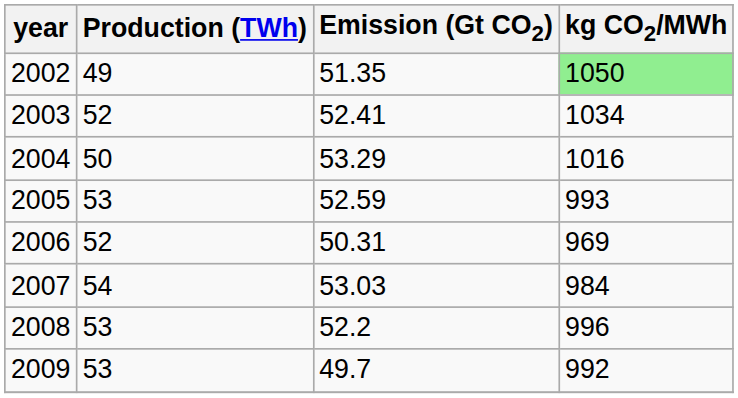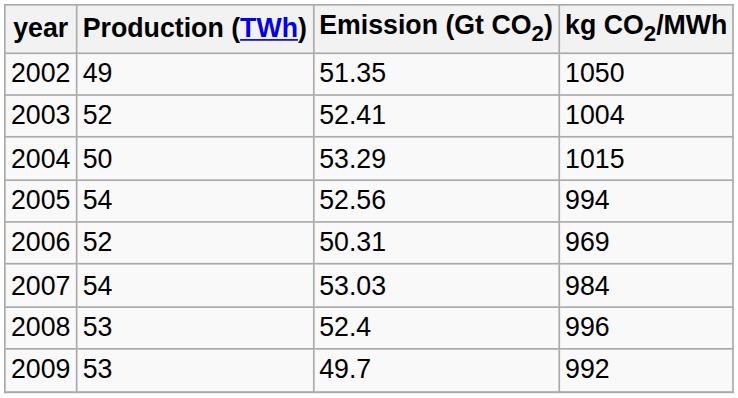(595, 73) lightgreen background -> (595, 73) no background
(595, 115) 1034 -> (595, 115) 1004
(595, 158) 1016 -> (595, 158) 1015
(98, 200) 53 -> (98, 200) 54
(353, 200) 52.59 -> (353, 200) 52.56
(587, 200) 993 -> (587, 200) 994
(345, 327) 52.2 -> (345, 327) 52.4
